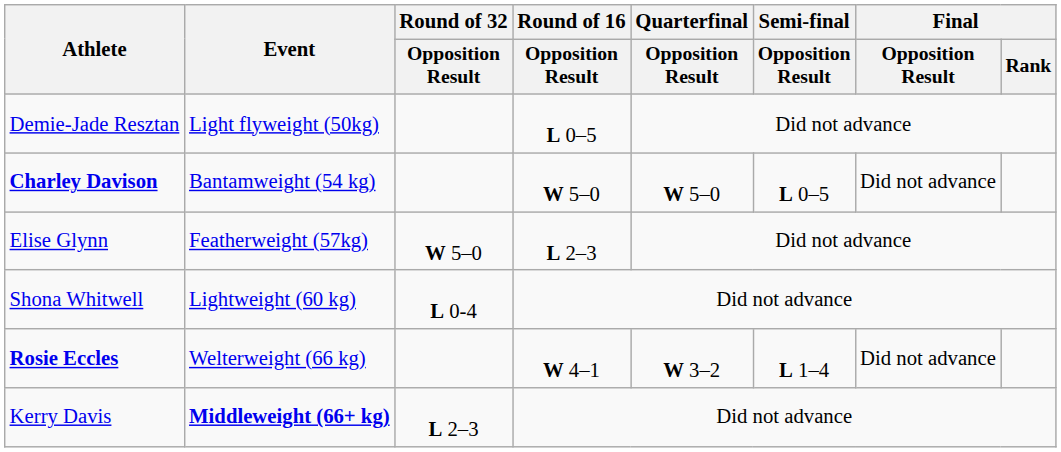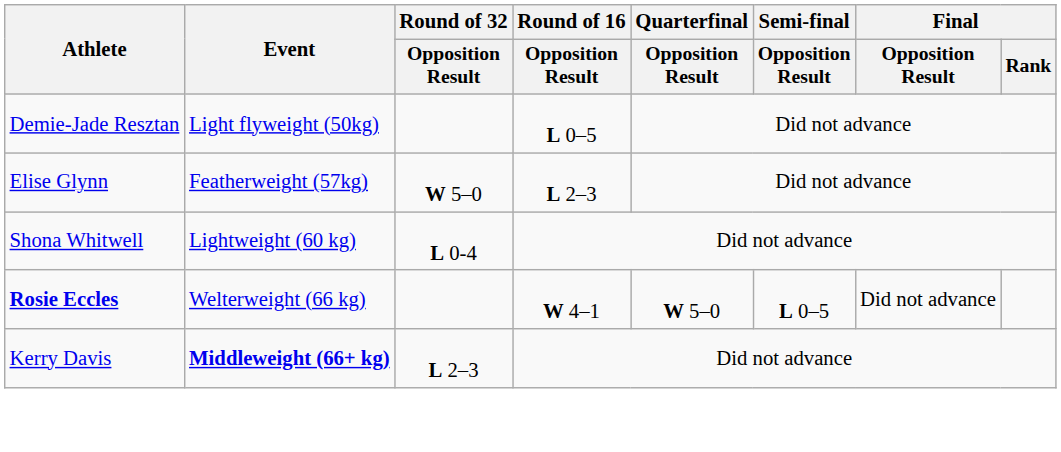- row: (84, 182)
(692, 370) W 3–2 -> (692, 312) W 5–0
(804, 370) L 1–4 -> (804, 312) L 0–5
